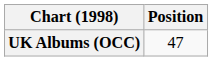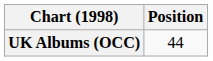(176, 42) 47 -> (176, 42) 44
